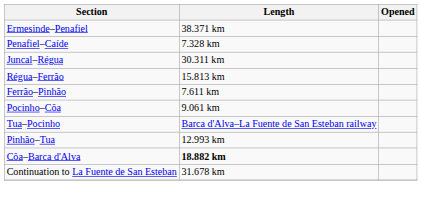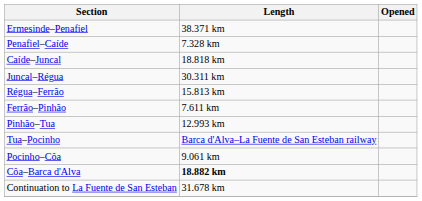+ row: (34, 60)
rows swapped: (31, 140) <-> (34, 108)
